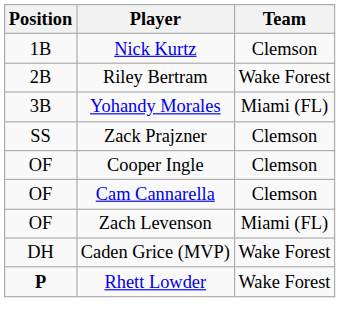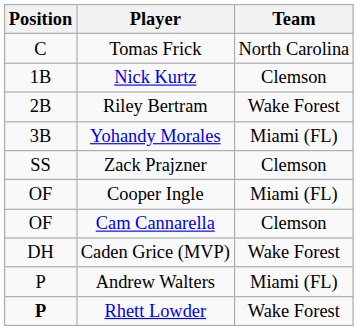+ row: (155, 48)
(284, 164) Clemson -> (294, 194) Miami (FL)
- row: (155, 223)
+ row: (155, 281)
